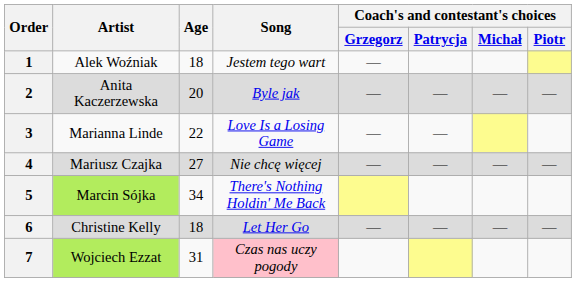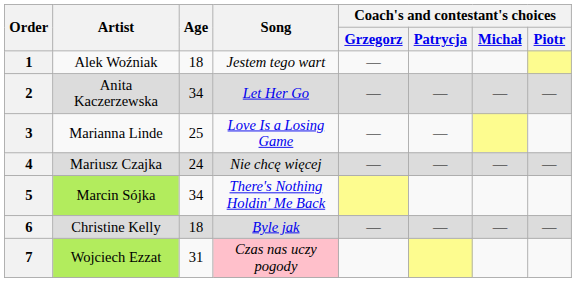(196, 93) 20 -> (196, 93) 34
(276, 93) Byle jak -> (276, 93) Let Her Go
(196, 132) 22 -> (196, 132) 25
(196, 164) 27 -> (196, 164) 24
(276, 226) Let Her Go -> (276, 226) Byle jak
